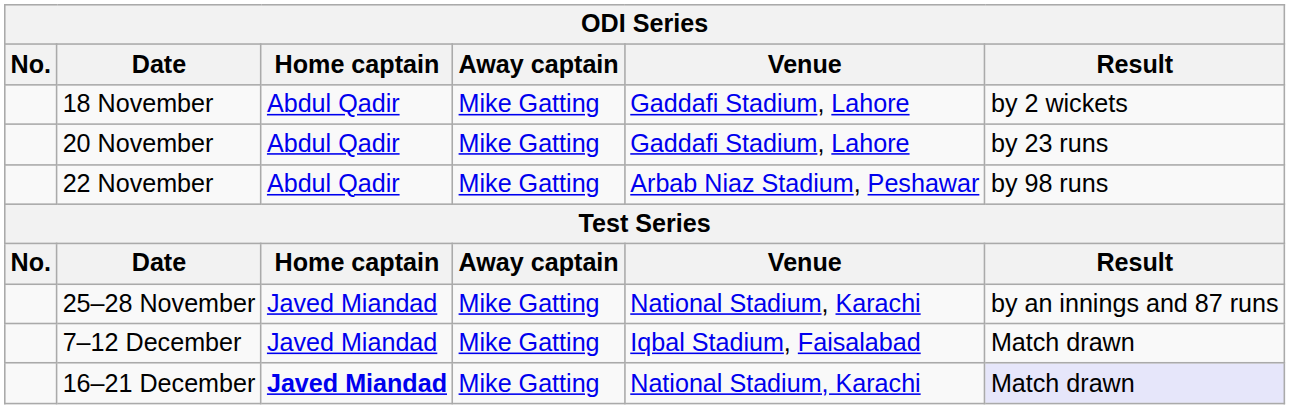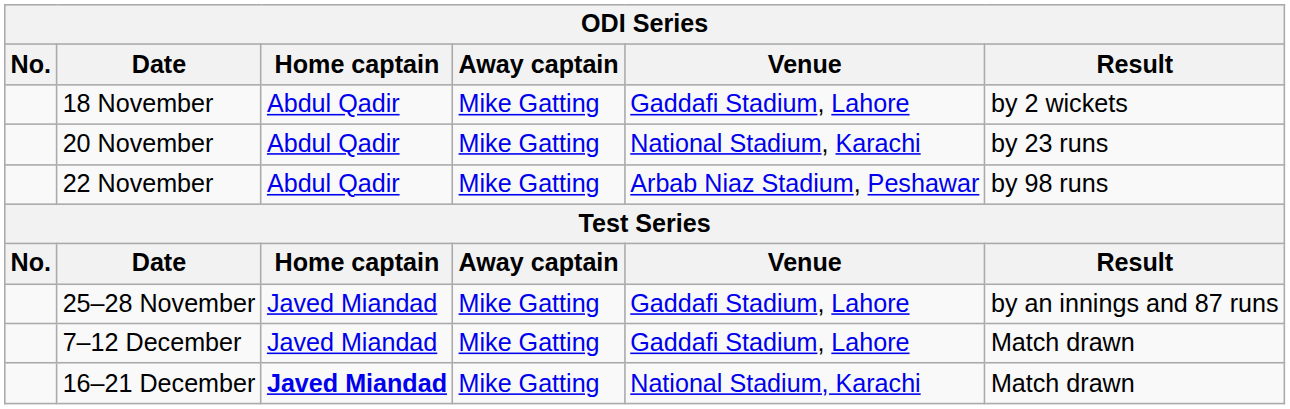(770, 143) Gaddafi Stadium, Lahore -> (775, 143) National Stadium, Karachi
(775, 303) National Stadium, Karachi -> (770, 303) Gaddafi Stadium, Lahore
(775, 343) Iqbal Stadium, Faisalabad -> (770, 343) Gaddafi Stadium, Lahore
(1063, 382) lavender background -> (1063, 382) no background
